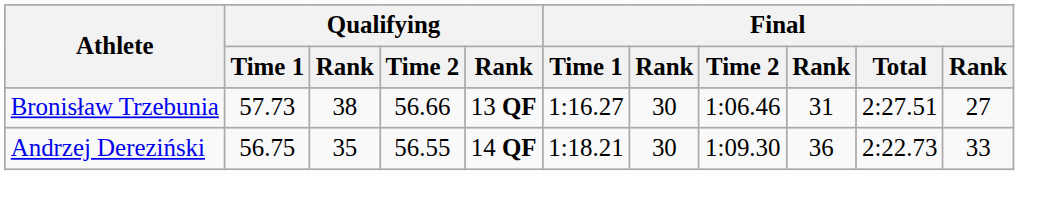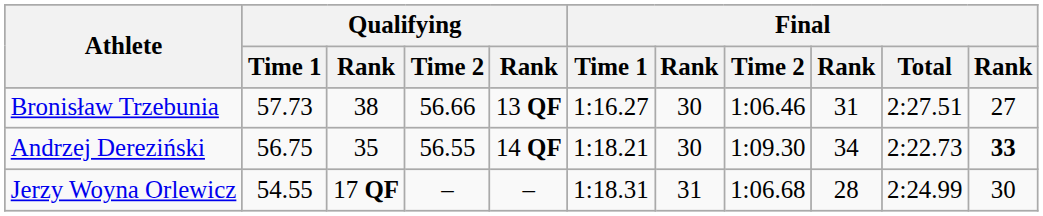(821, 148) 36 -> (846, 148) 34
(978, 148) normal -> (1003, 148) bold
+ row: (124, 189)
